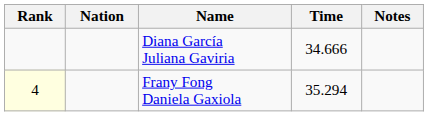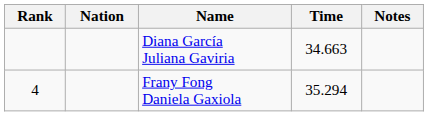(326, 49) 34.666 -> (326, 49) 34.663
(35, 90) lightyellow background -> (35, 90) no background
